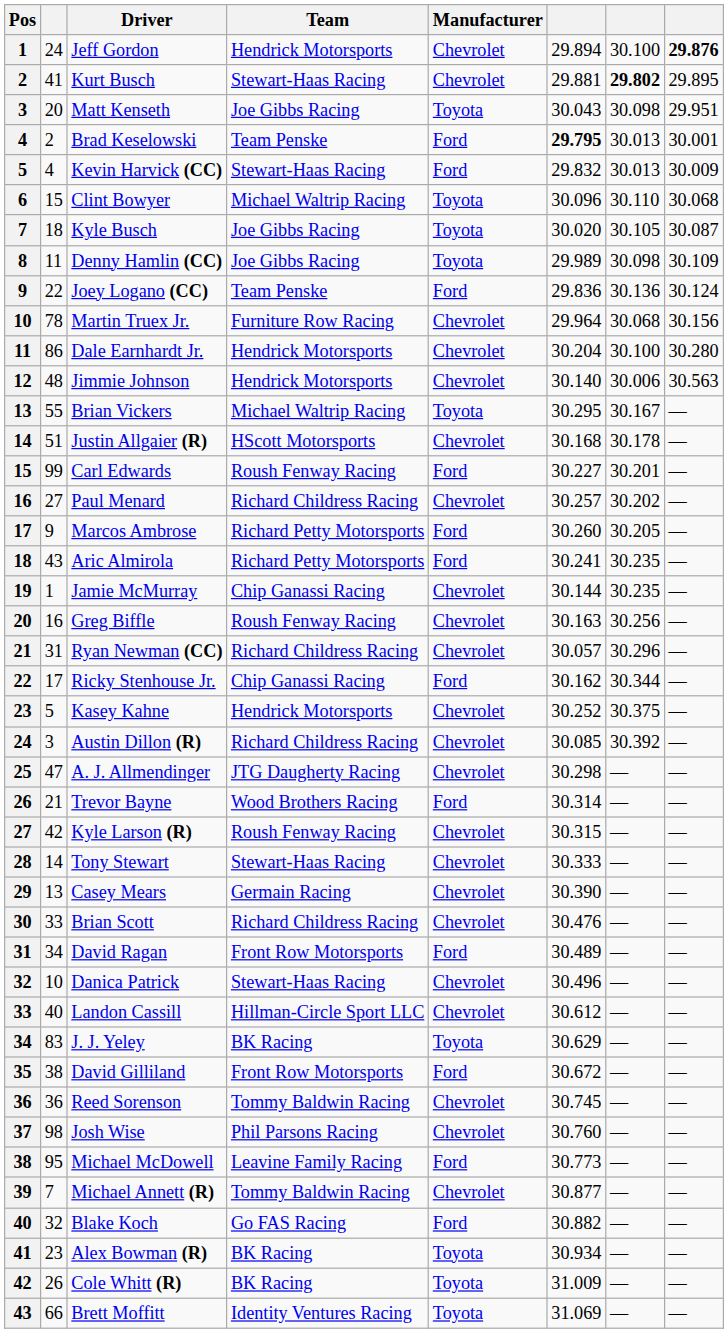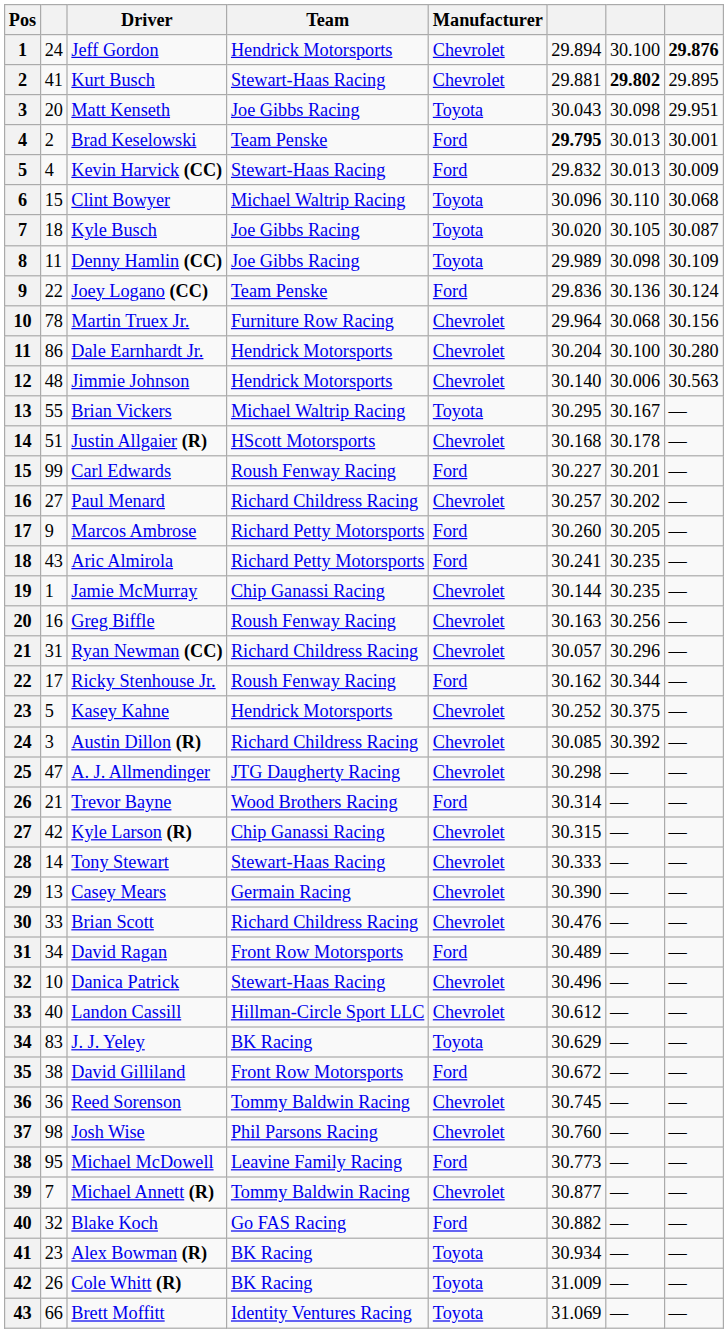(308, 681) Chip Ganassi Racing -> (313, 681) Roush Fenway Racing
(313, 831) Roush Fenway Racing -> (308, 831) Chip Ganassi Racing
